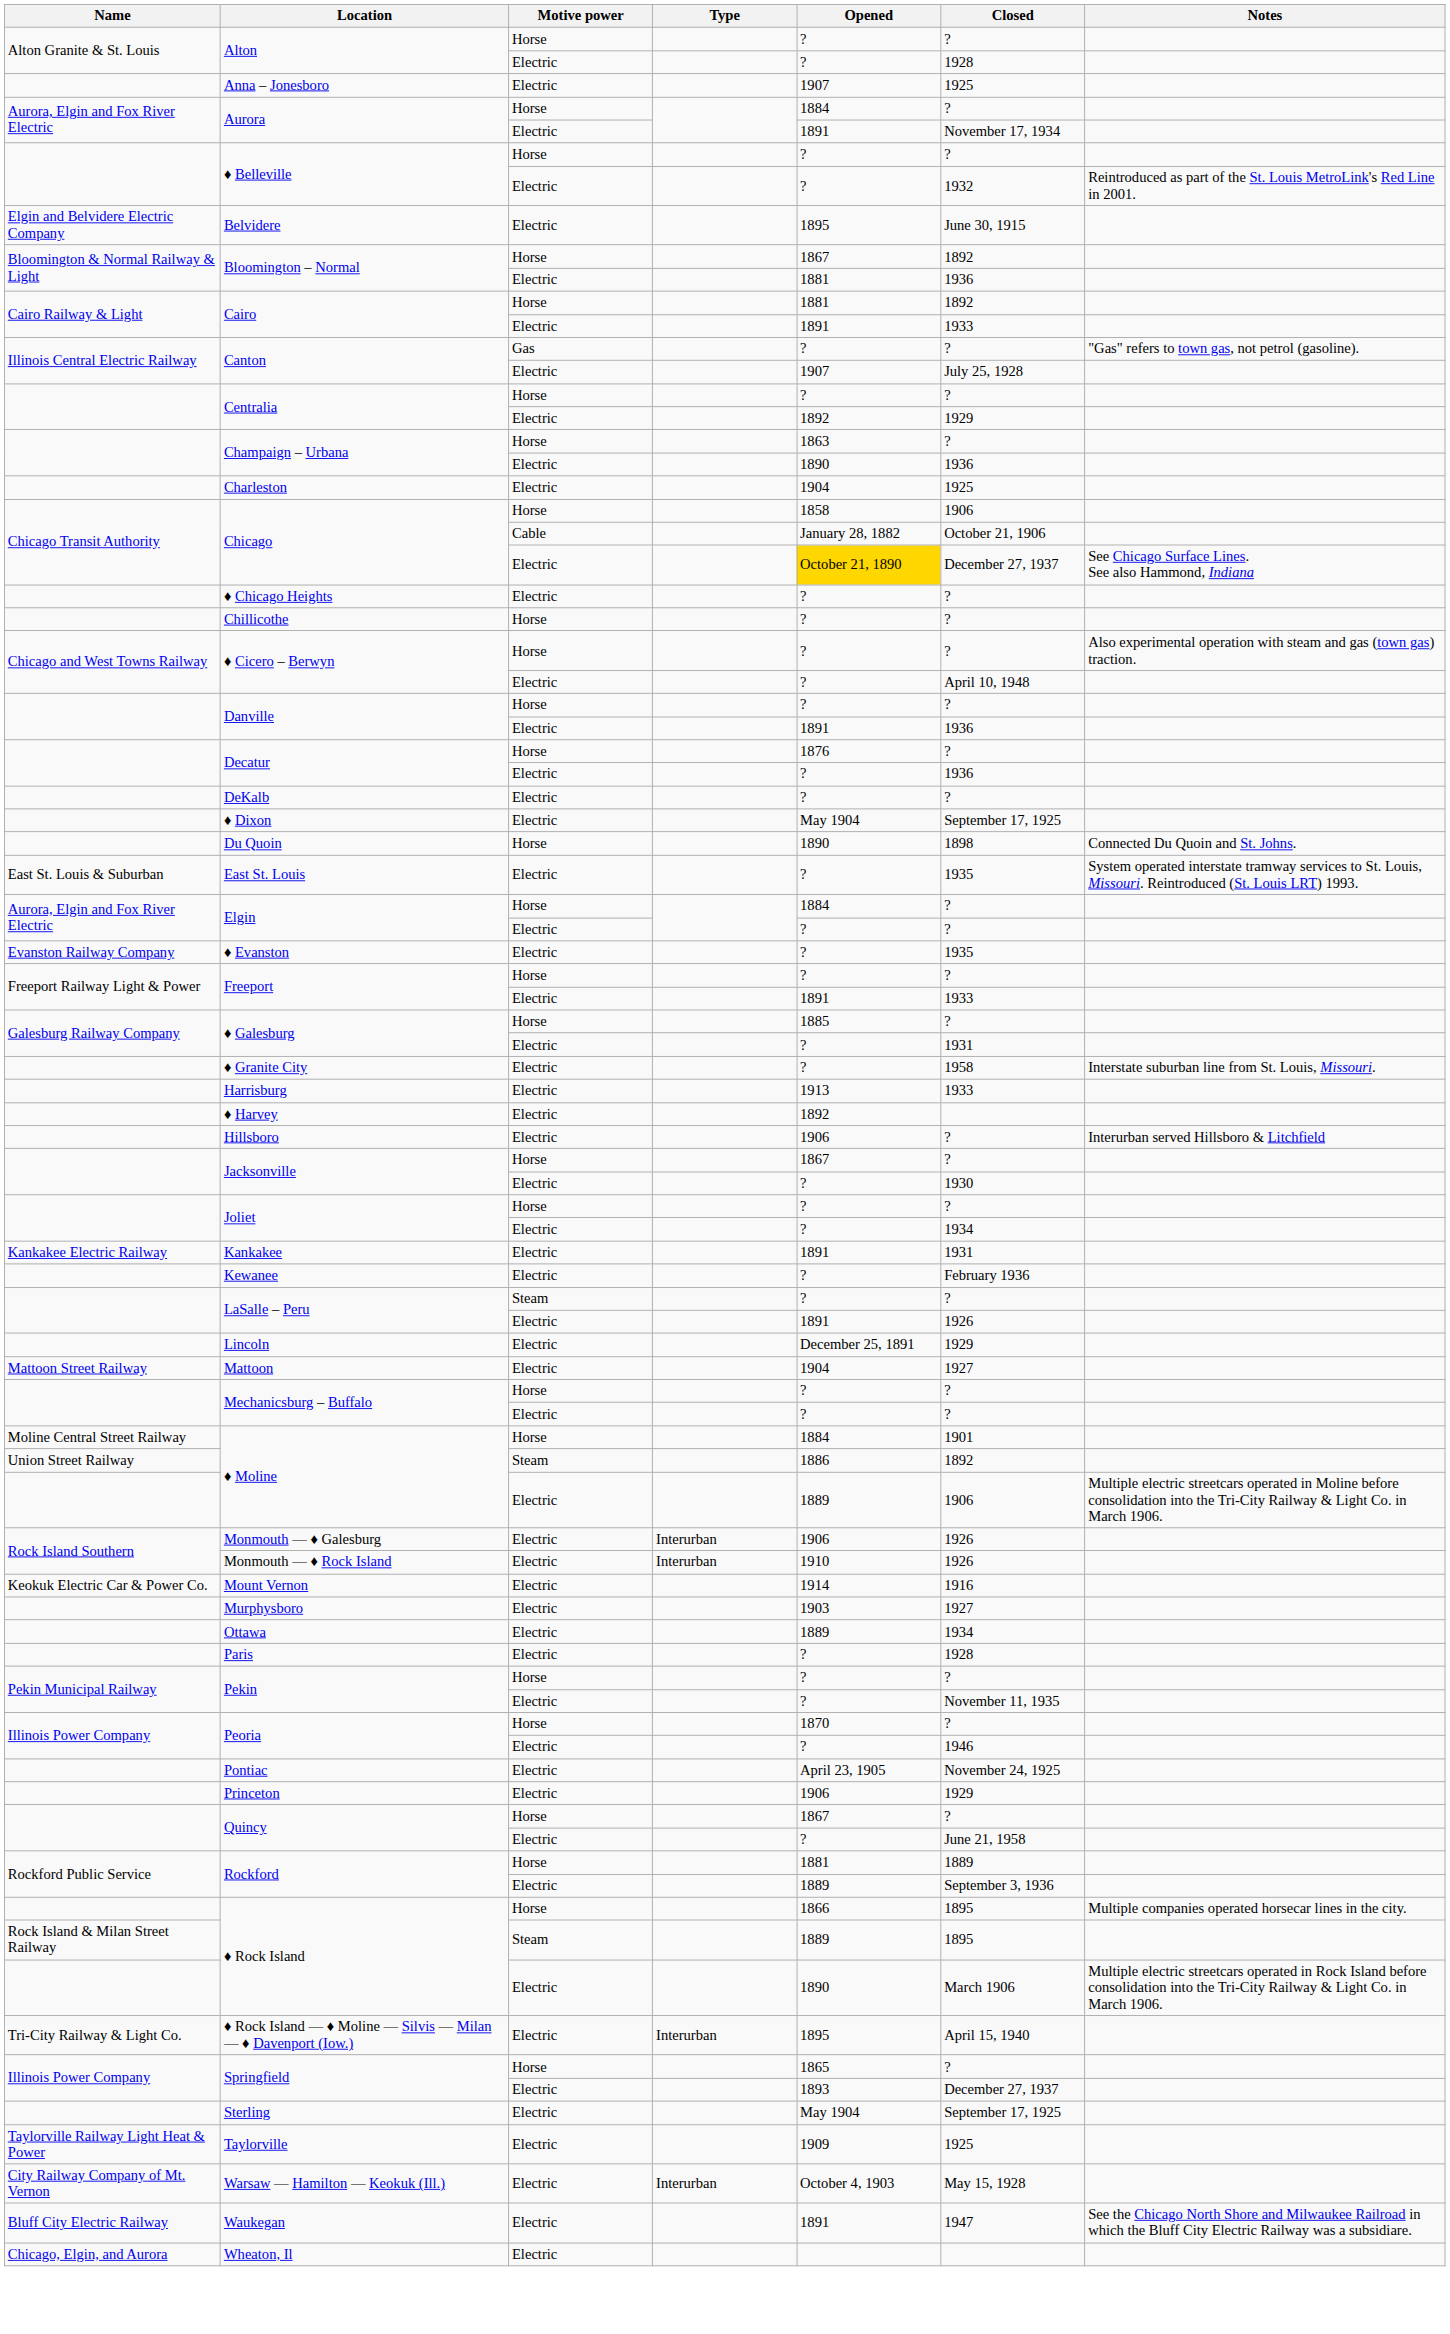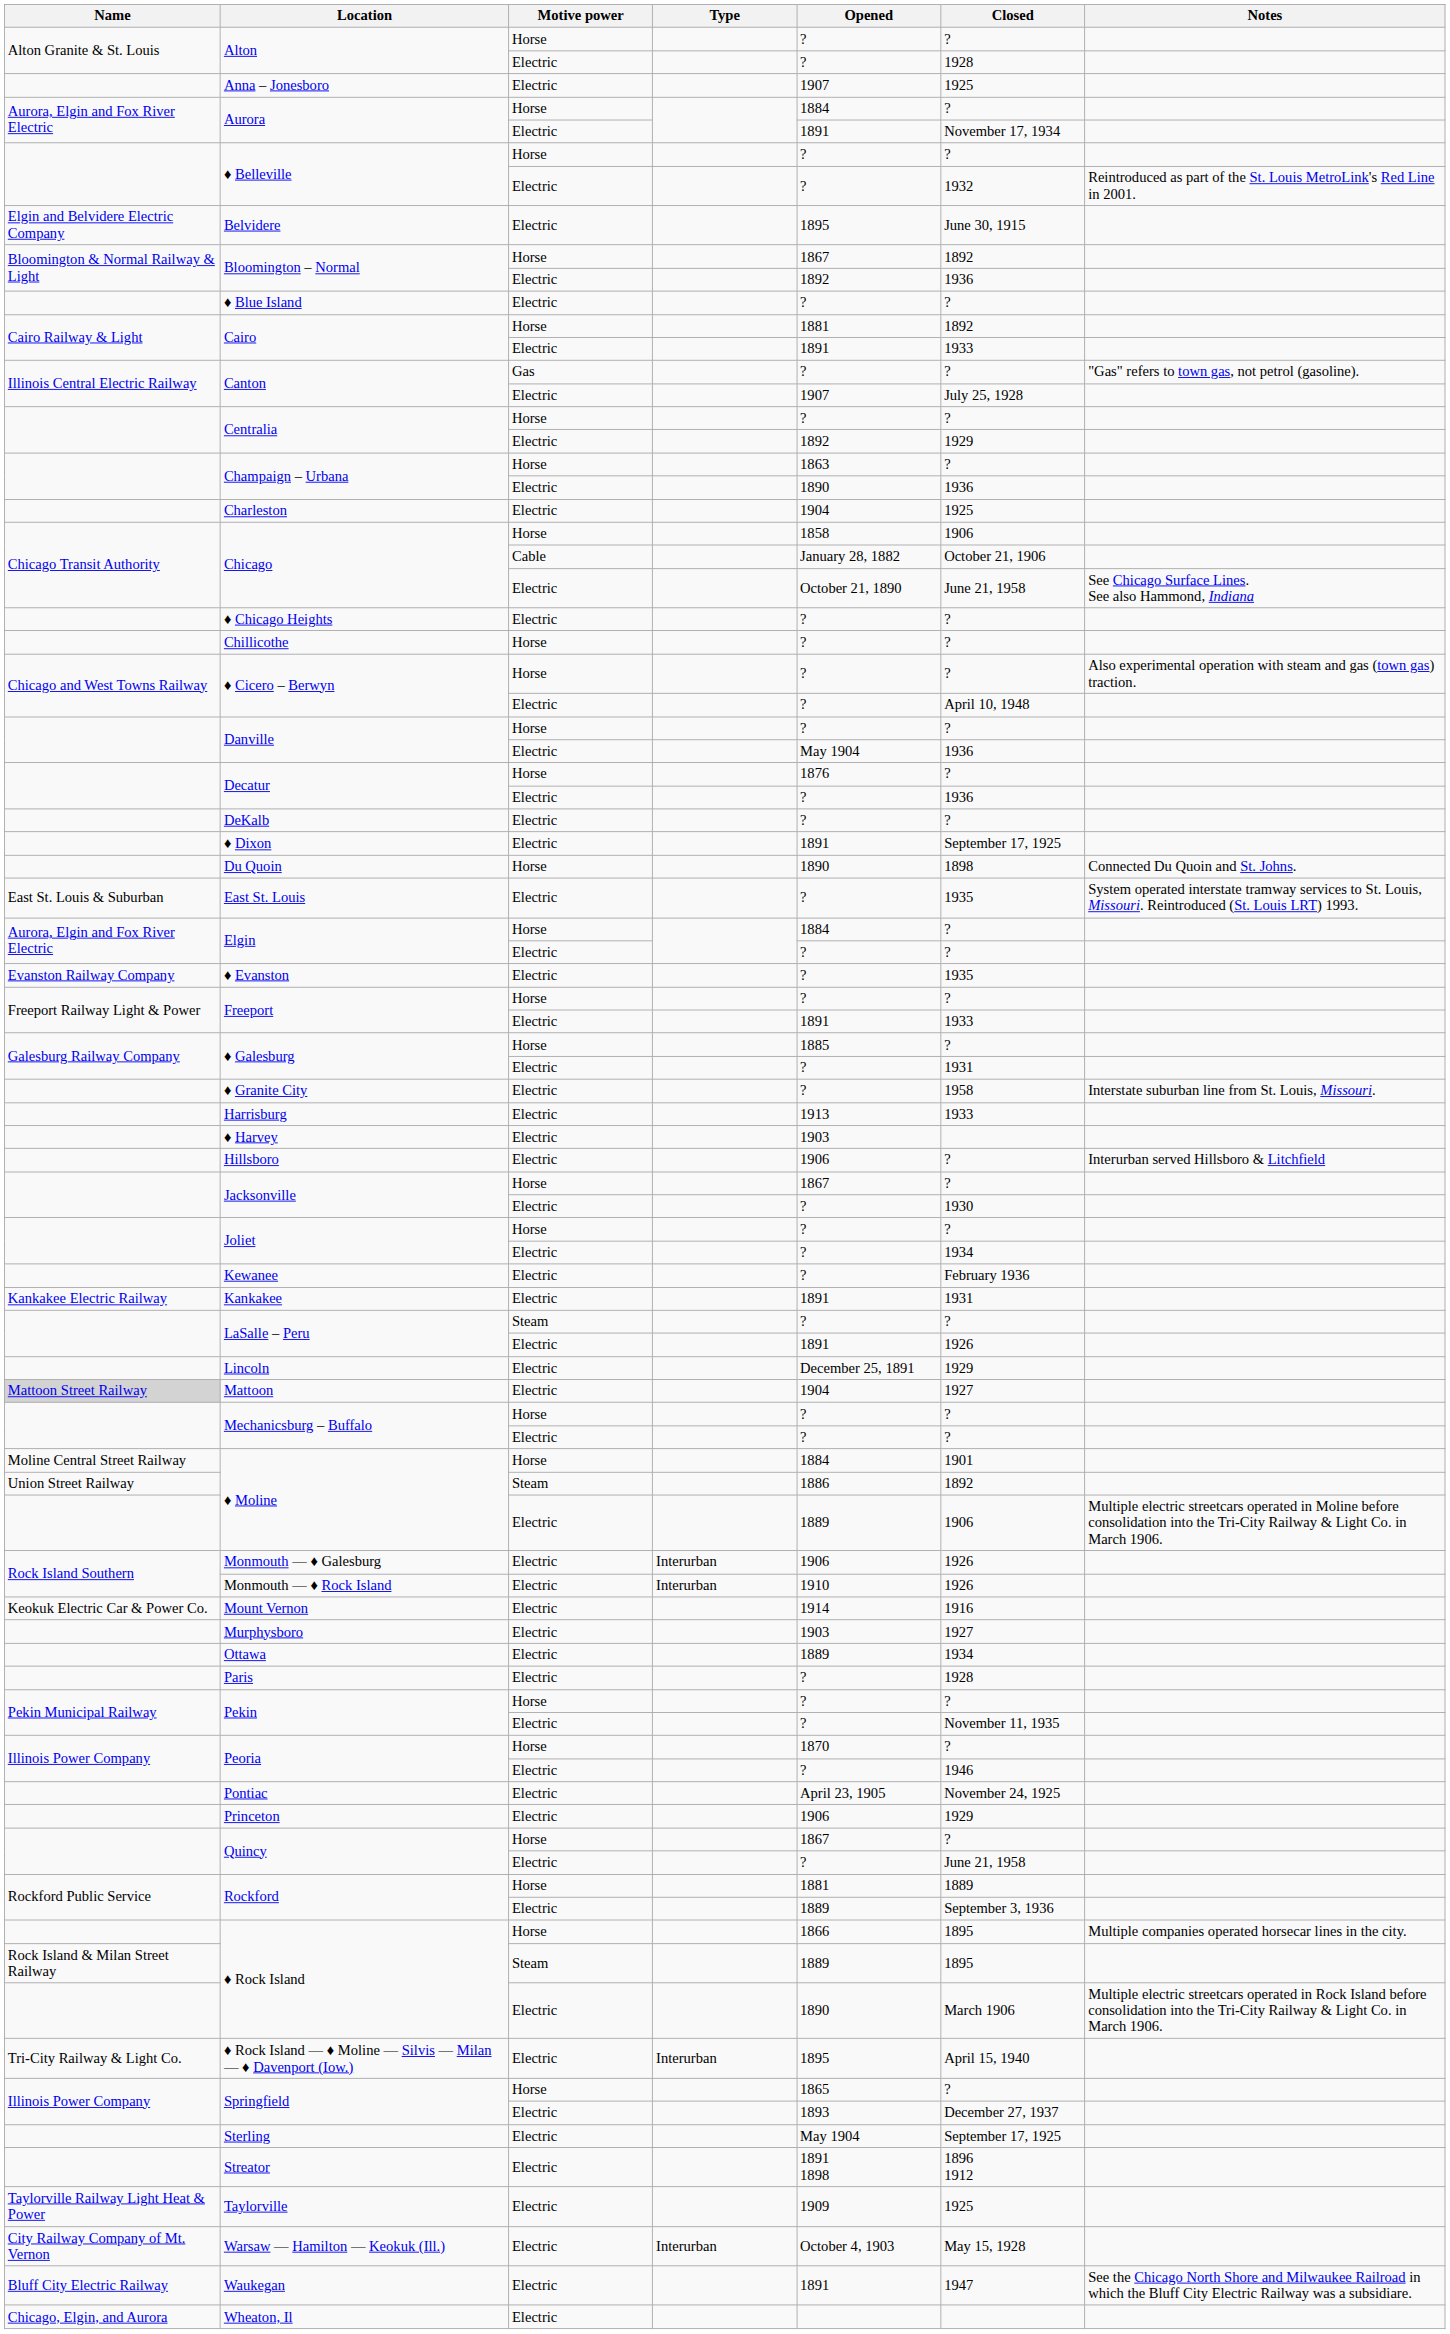(815, 279) 1881 -> (815, 279) 1892
+ row: (263, 302)
(851, 565) gold background -> (851, 588) no background
(1001, 565) December 27, 1937 -> (985, 588) June 21, 1958
(815, 728) 1891 -> (830, 751) May 1904
(830, 820) May 1904 -> (815, 843) 1891
(815, 1113) 1892 -> (815, 1137) 1903
rows swapped: (253, 1252) <-> (251, 1275)
(77, 1367) no background -> (77, 1391) lightgrey background
+ row: (247, 2167)
